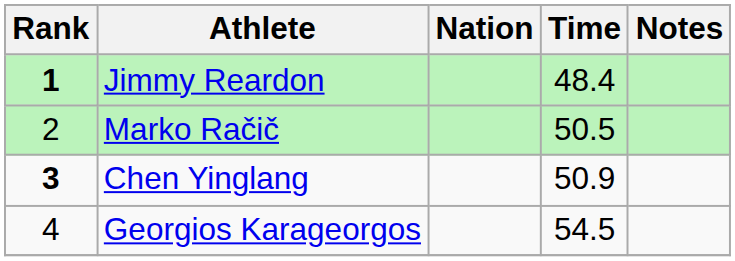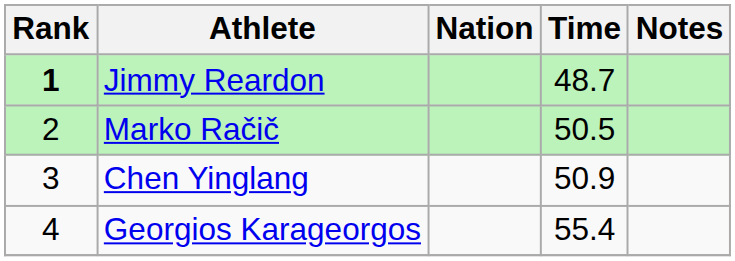(585, 79) 48.4 -> (585, 79) 48.7
(51, 179) bold -> (51, 179) normal
(585, 229) 54.5 -> (585, 229) 55.4
